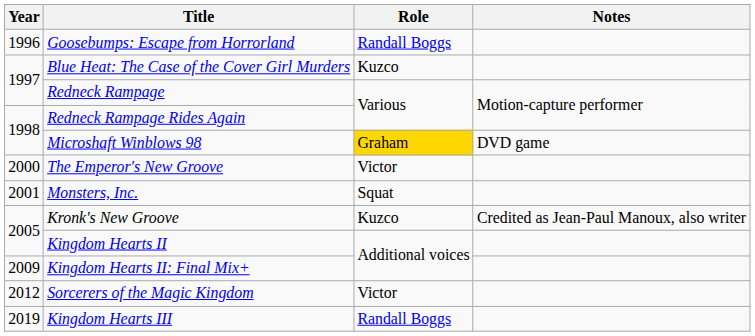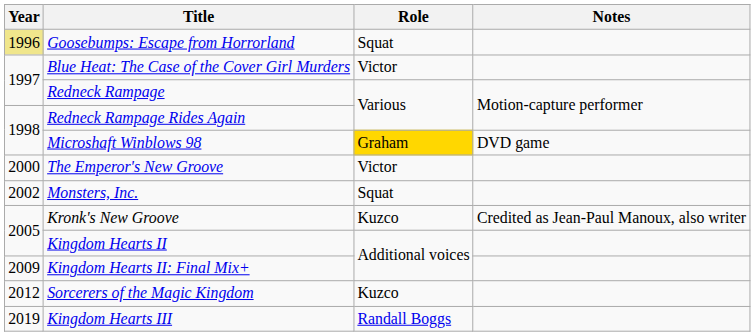(24, 42) no background -> (24, 42) khaki background
(404, 42) Randall Boggs -> (375, 42) Squat
(378, 67) Kuzco -> (377, 67) Victor
(24, 192) 2001 -> (24, 192) 2002
(377, 293) Victor -> (378, 293) Kuzco
